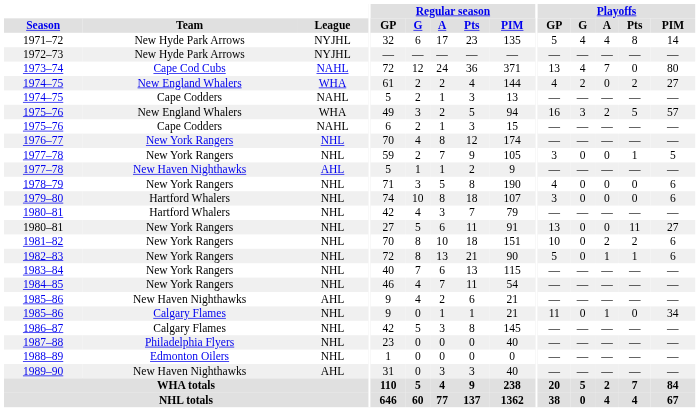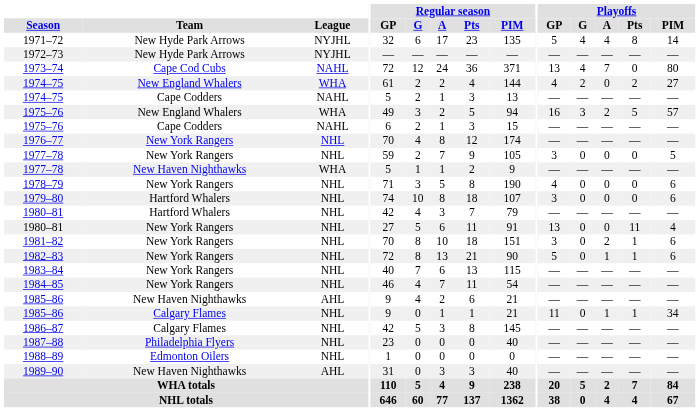(635, 155) 1 -> (635, 155) 0
(332, 169) AHL -> (332, 169) WHA
(673, 227) 27 -> (673, 227) 4
(554, 241) 10 -> (554, 241) 3
(635, 241) 2 -> (635, 241) 1
(635, 313) 0 -> (635, 313) 1
